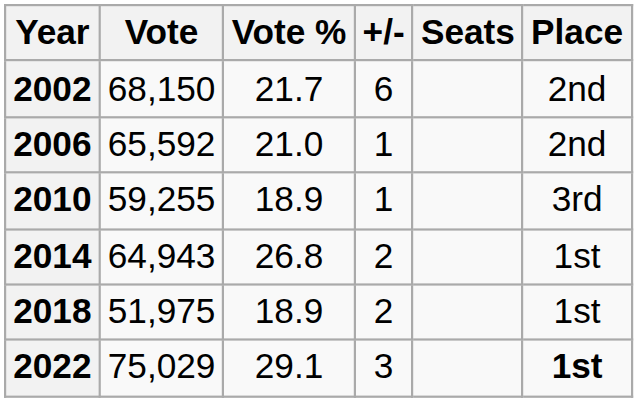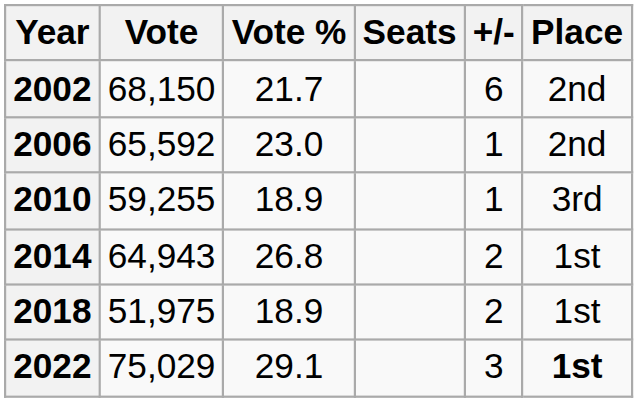columns swapped: (468, 32) <-> (384, 32)
(289, 144) 21.0 -> (289, 144) 23.0
